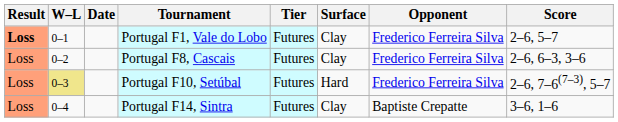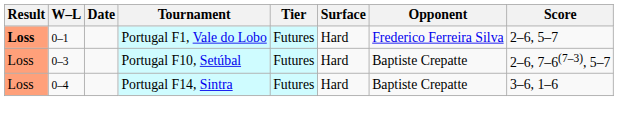(334, 37) Clay -> (335, 37) Hard
- row: (178, 59)
(60, 83) khaki background -> (60, 61) no background
(438, 82) Frederico Ferreira Silva -> (420, 60) Baptiste Crepatte
(334, 106) Clay -> (335, 84) Hard
